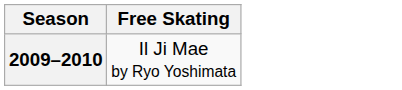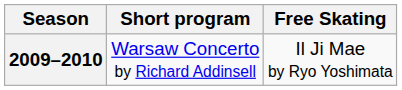+ column: (185, 19)
